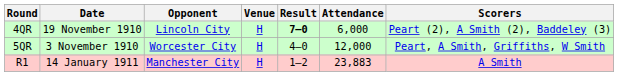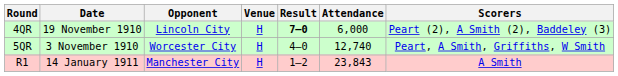(353, 46) 12,000 -> (353, 46) 12,740
(353, 63) 23,883 -> (353, 63) 23,843
